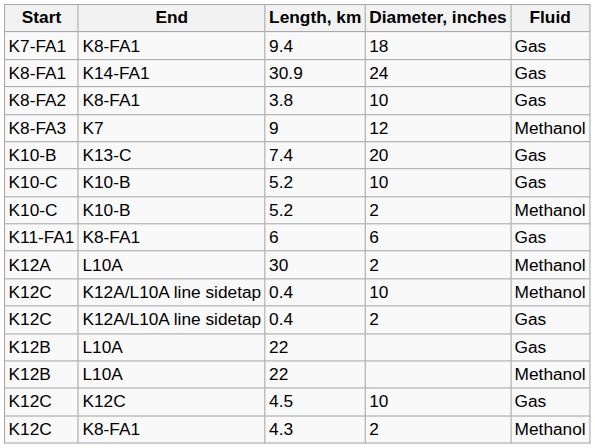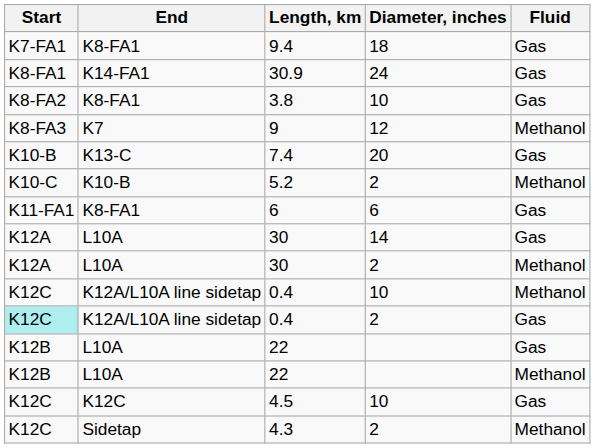- row: (281, 182)
+ row: (279, 237)
(30, 319) no background -> (30, 319) paleturquoise background
(111, 429) K8-FA1 -> (112, 429) Sidetap
